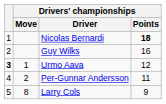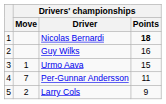(9, 65) bold -> (9, 65) normal
(146, 65) 12 -> (146, 65) 15
(26, 78) 2 -> (26, 78) 7
(26, 92) 8 -> (26, 92) 2
